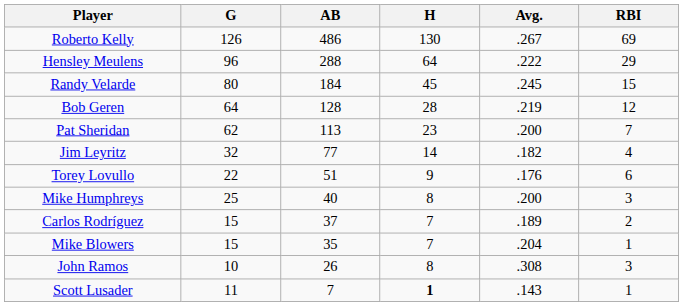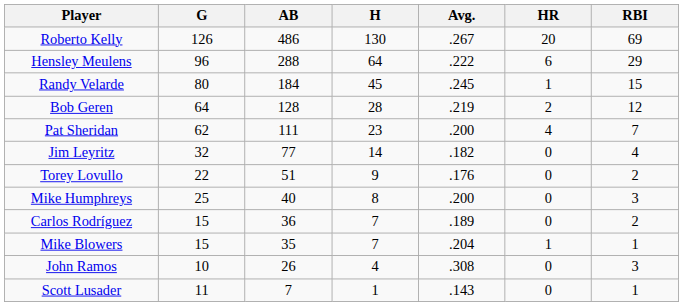+ column: (548, 15)
(330, 130) 113 -> (288, 130) 111
(629, 175) 6 -> (635, 175) 2
(330, 221) 37 -> (288, 221) 36
(430, 267) 8 -> (375, 267) 4
(430, 289) bold -> (375, 289) normal
